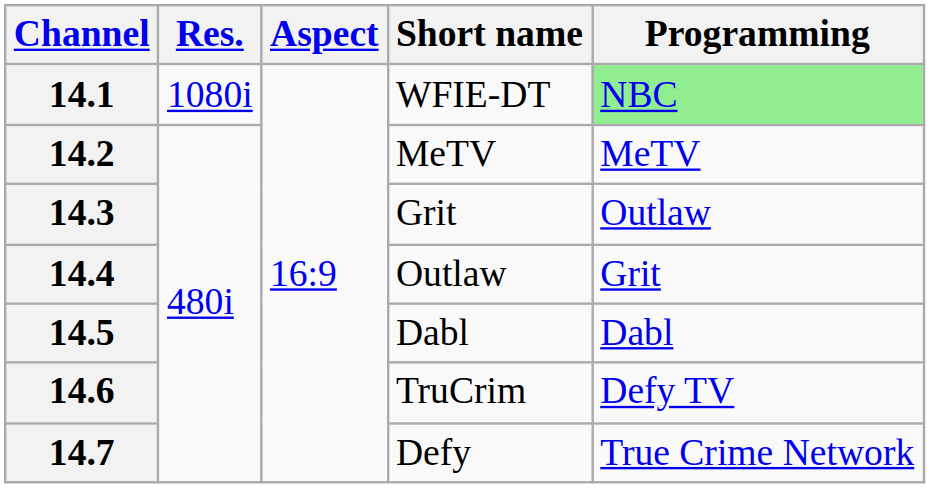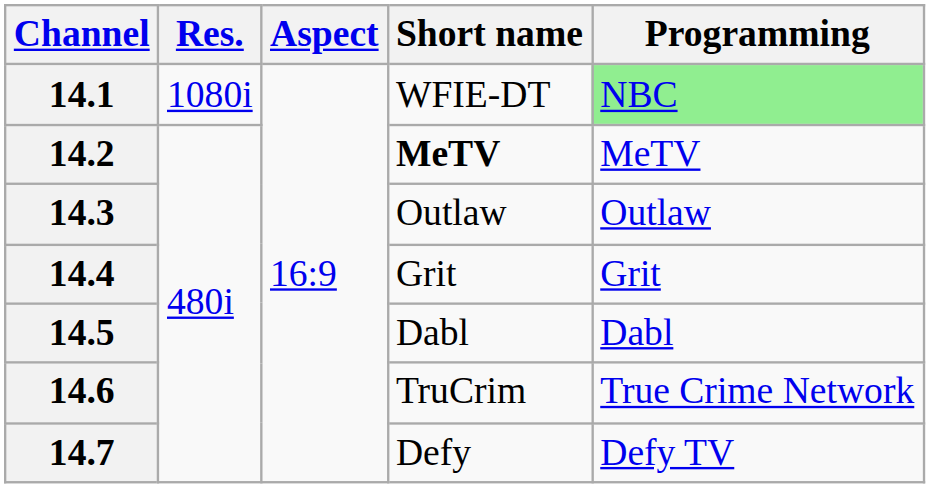(446, 153) normal -> (448, 153) bold
(426, 213) Grit -> (451, 213) Outlaw
(451, 272) Outlaw -> (426, 272) Grit
(667, 392) Defy TV -> (757, 392) True Crime Network
(757, 451) True Crime Network -> (667, 451) Defy TV
